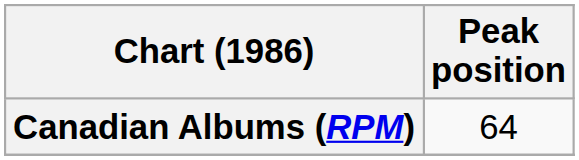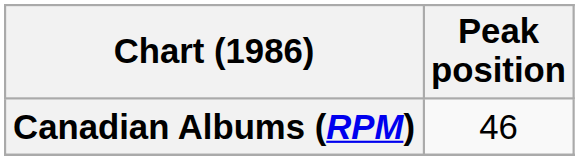(498, 126) 64 -> (498, 126) 46
